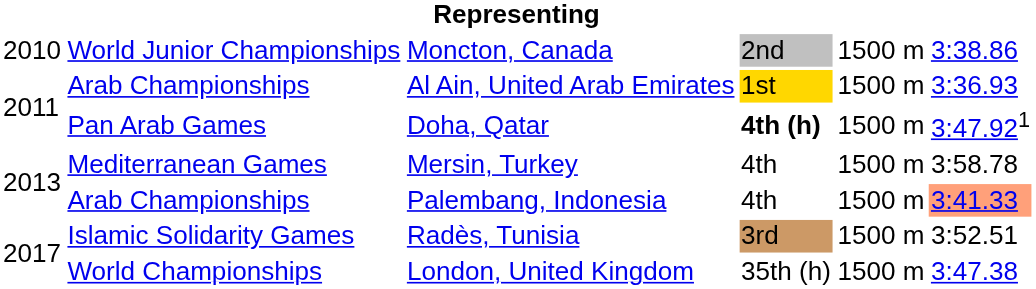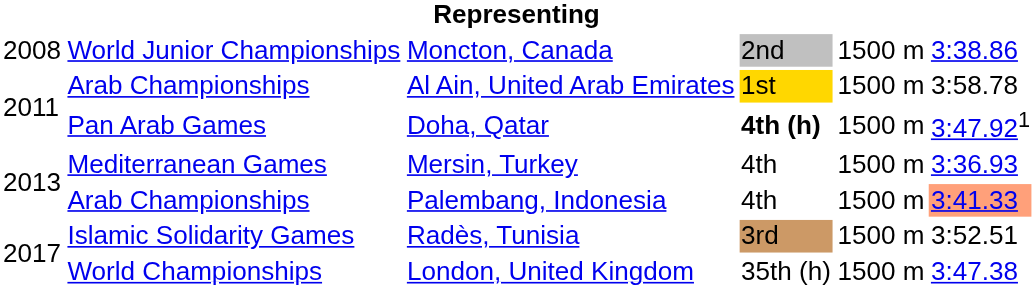(32, 50) 2010 -> (32, 50) 2008
(974, 85) 3:36.93 -> (974, 85) 3:58.78
(974, 164) 3:58.78 -> (974, 164) 3:36.93
